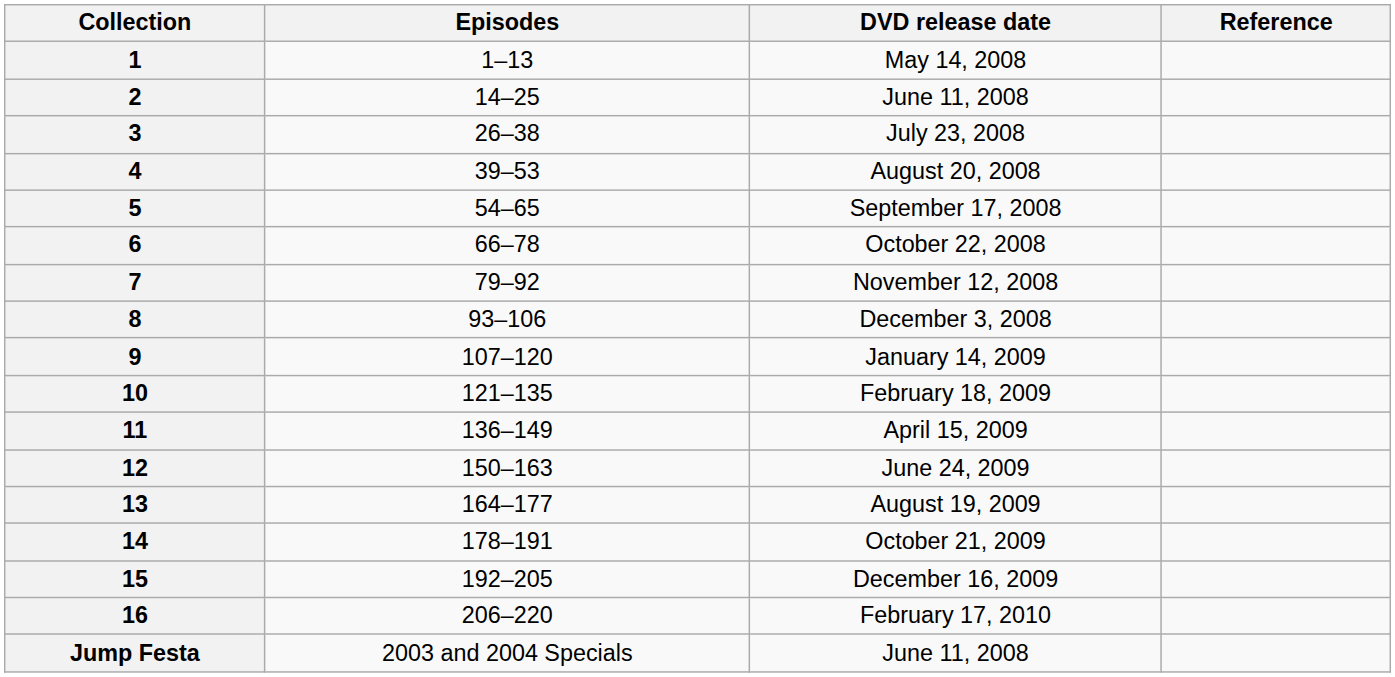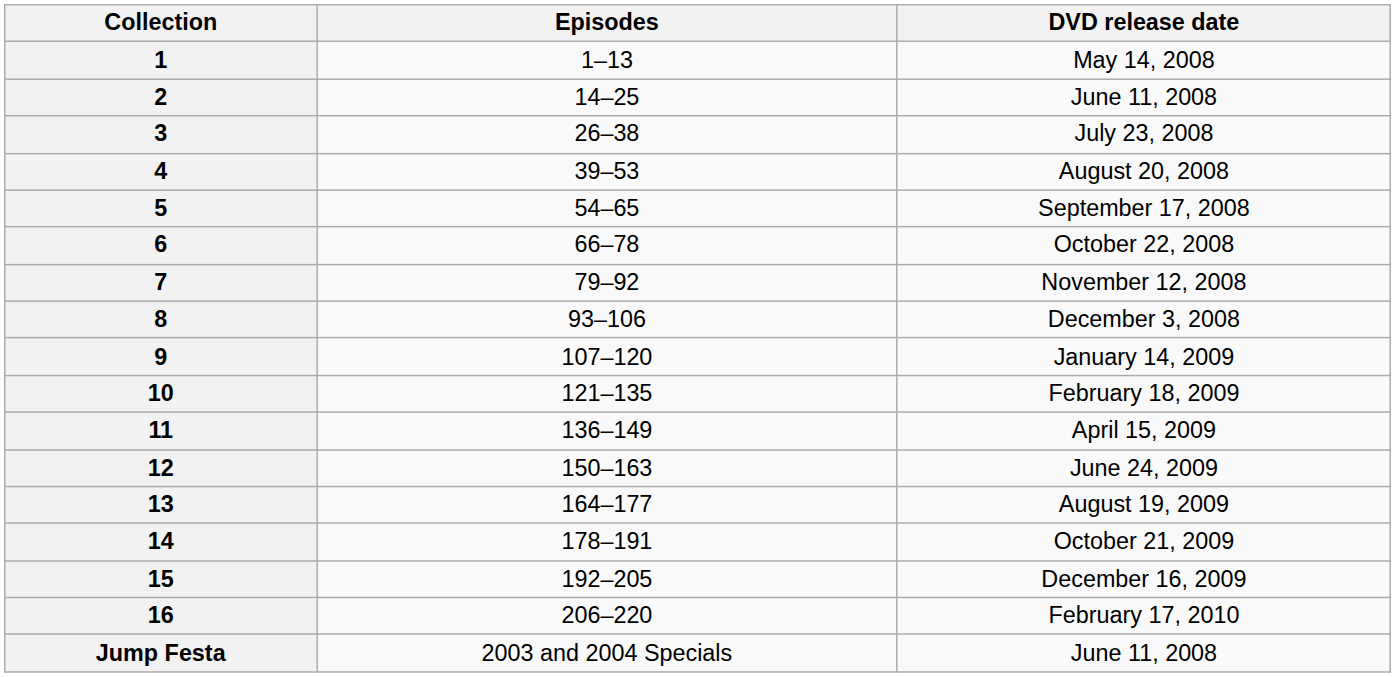- column: (1276, 23)
